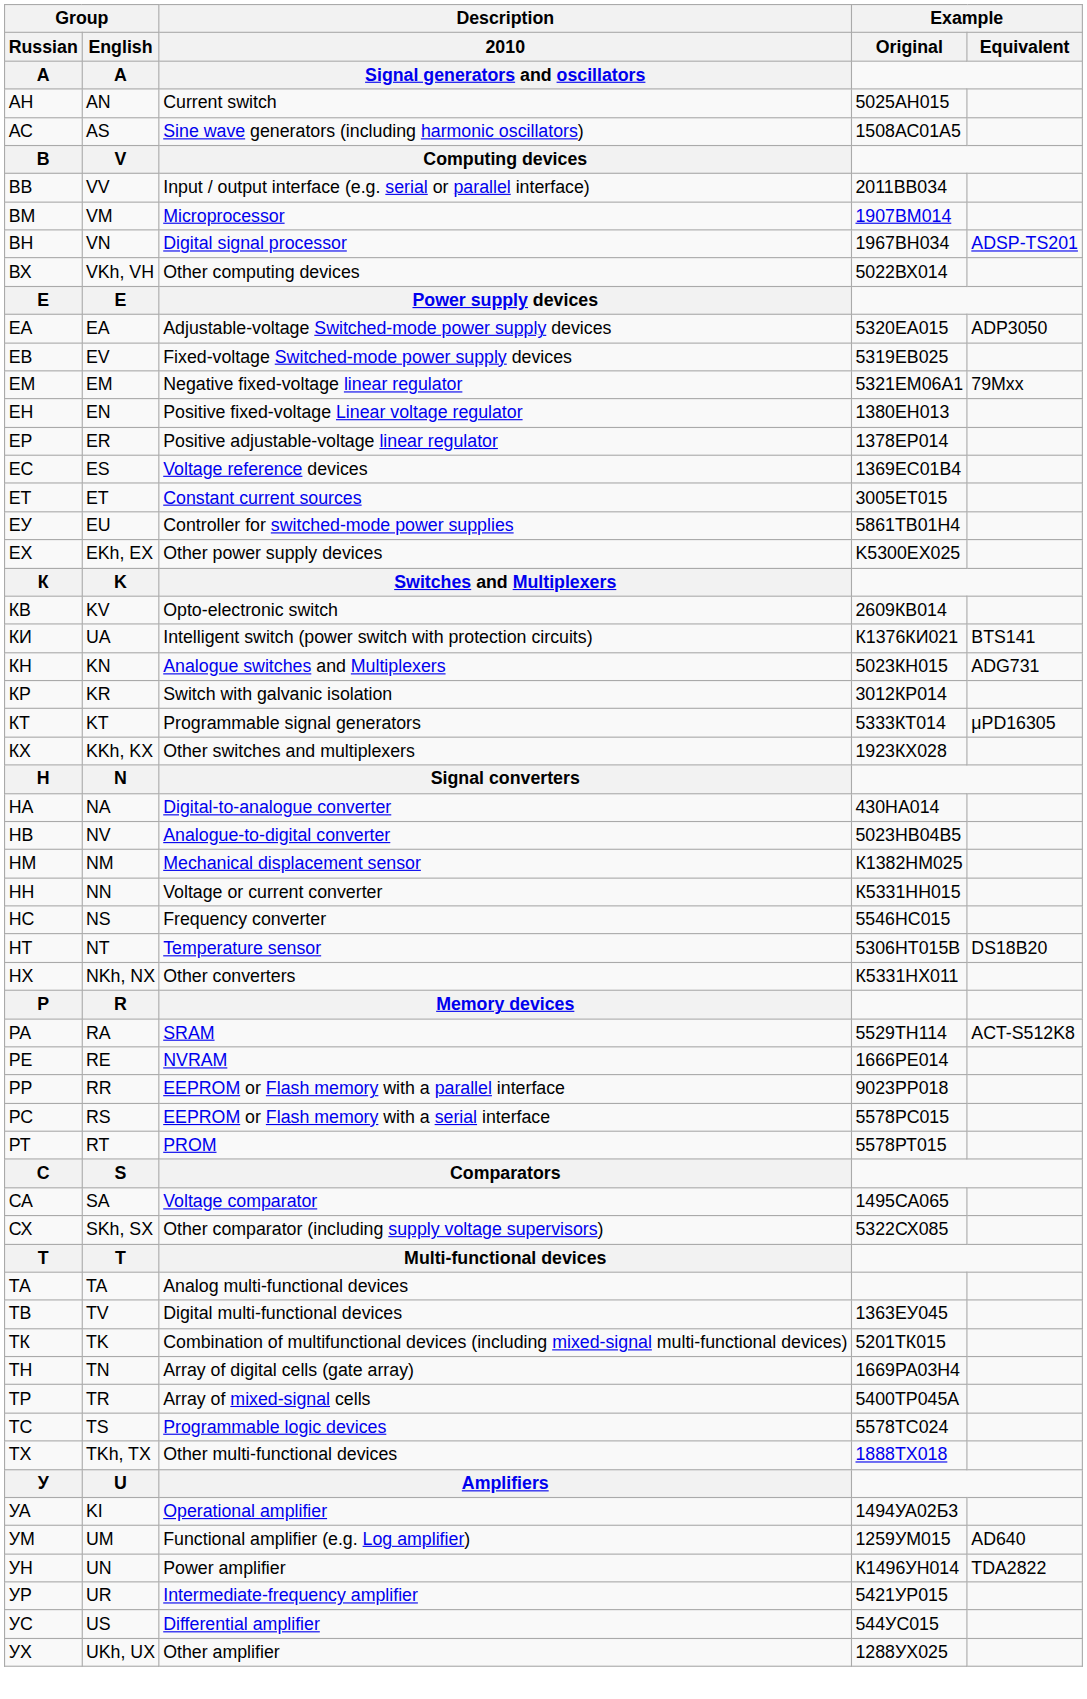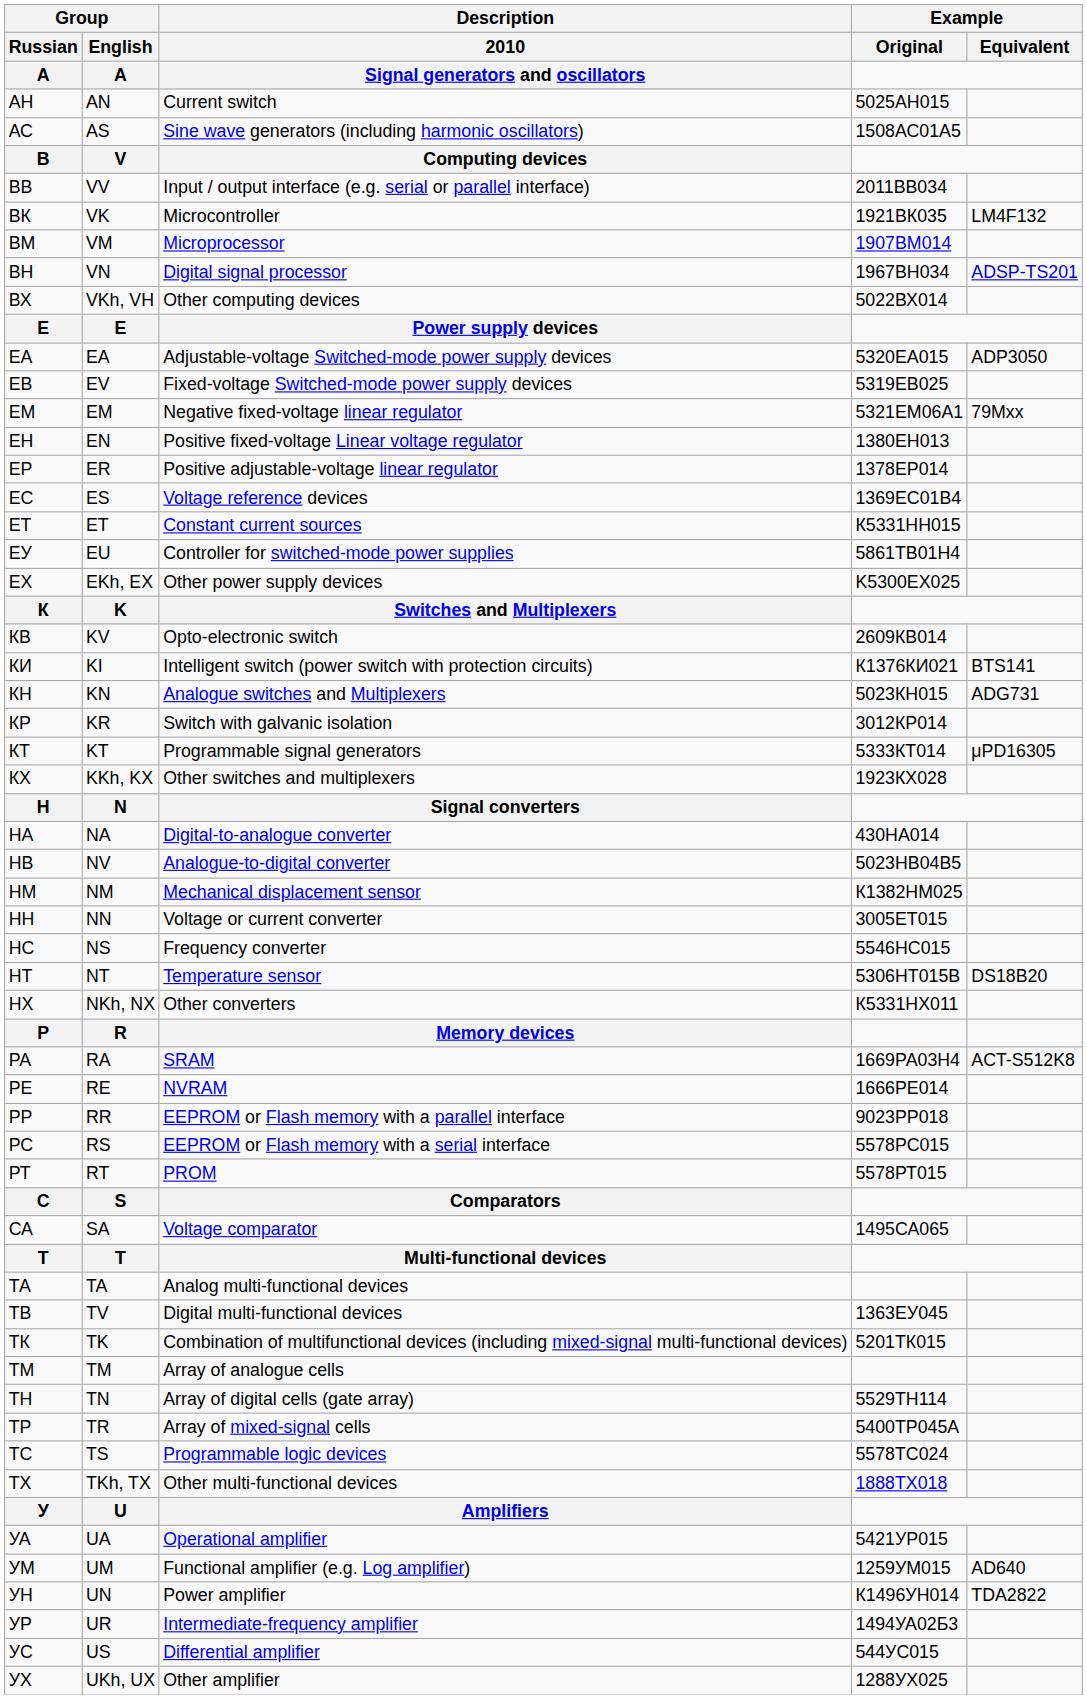+ row: (20, 215)
(901, 497) 3005ЕТ015 -> (908, 525) К5331НН015
(98, 638) UA -> (94, 666) KI
(908, 891) К5331НН015 -> (901, 919) 3005ЕТ015
(901, 1032) 5529ТН114 -> (908, 1060) 1669РА03Н4
- row: (20, 1229)
+ row: (21, 1370)
(908, 1370) 1669РА03Н4 -> (901, 1398) 5529ТН114
(94, 1511) KI -> (98, 1539) UA
(907, 1511) 1494УА02Б3 -> (902, 1539) 5421УР015
(902, 1595) 5421УР015 -> (907, 1624) 1494УА02Б3
